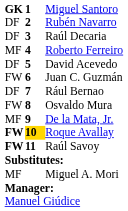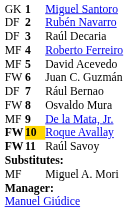(14, 8) bold -> (13, 8) normal
(12, 64) DF -> (13, 64) MF
